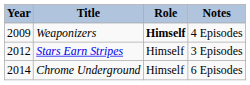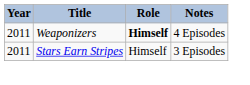(19, 32) 2009 -> (19, 32) 2011
(19, 51) 2012 -> (19, 51) 2011
- row: (88, 70)
